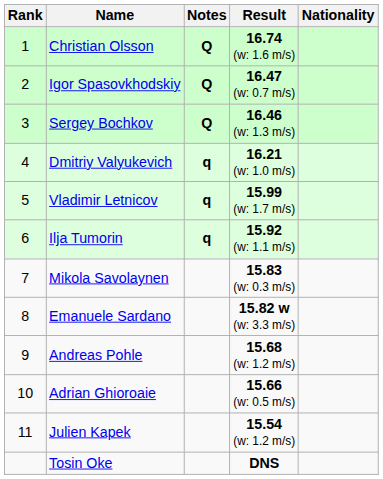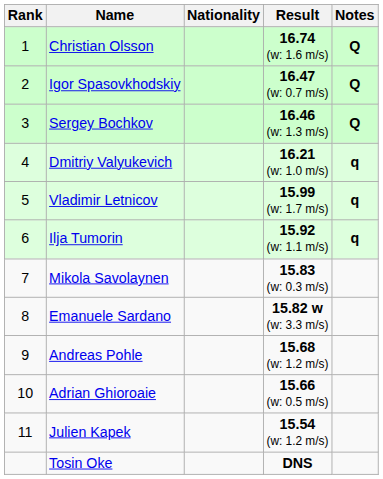columns swapped: (338, 15) <-> (207, 15)
